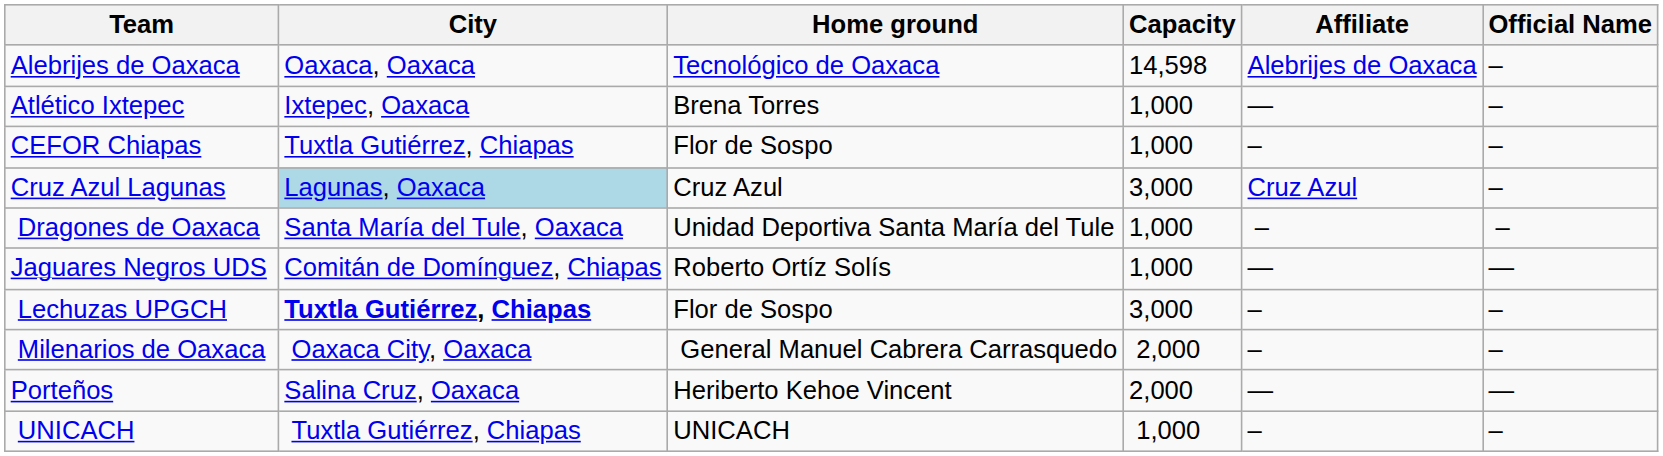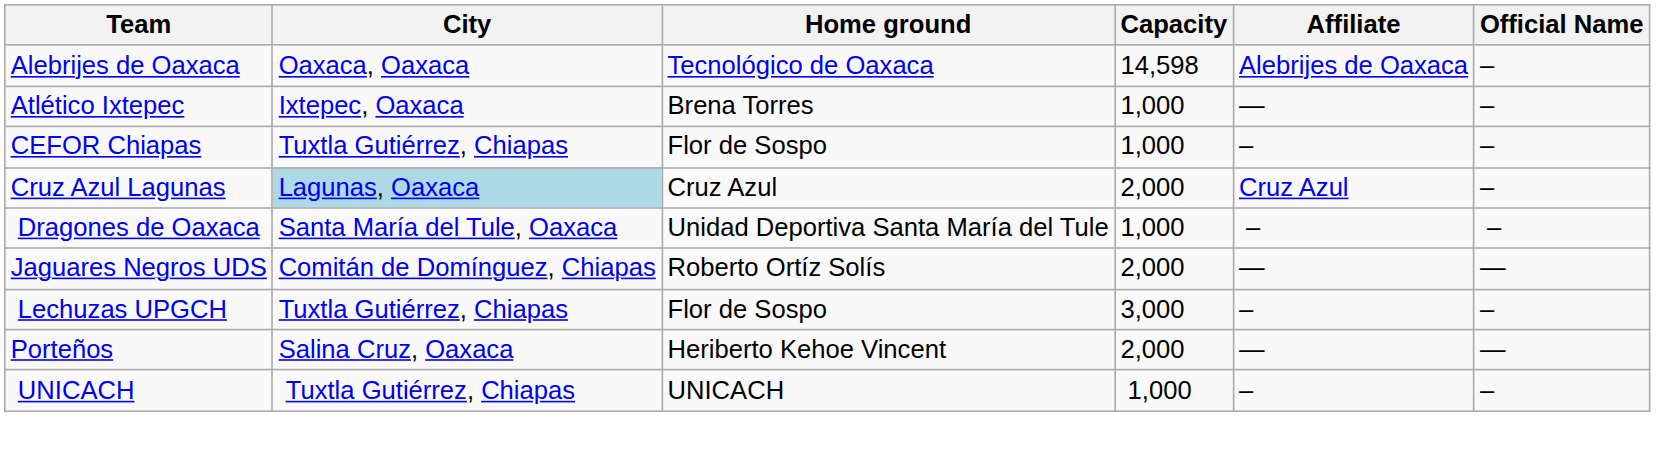(1161, 187) 3,000 -> (1153, 187) 2,000
(1161, 268) 1,000 -> (1153, 268) 2,000
(438, 308) bold -> (423, 308) normal
- row: (142, 349)
